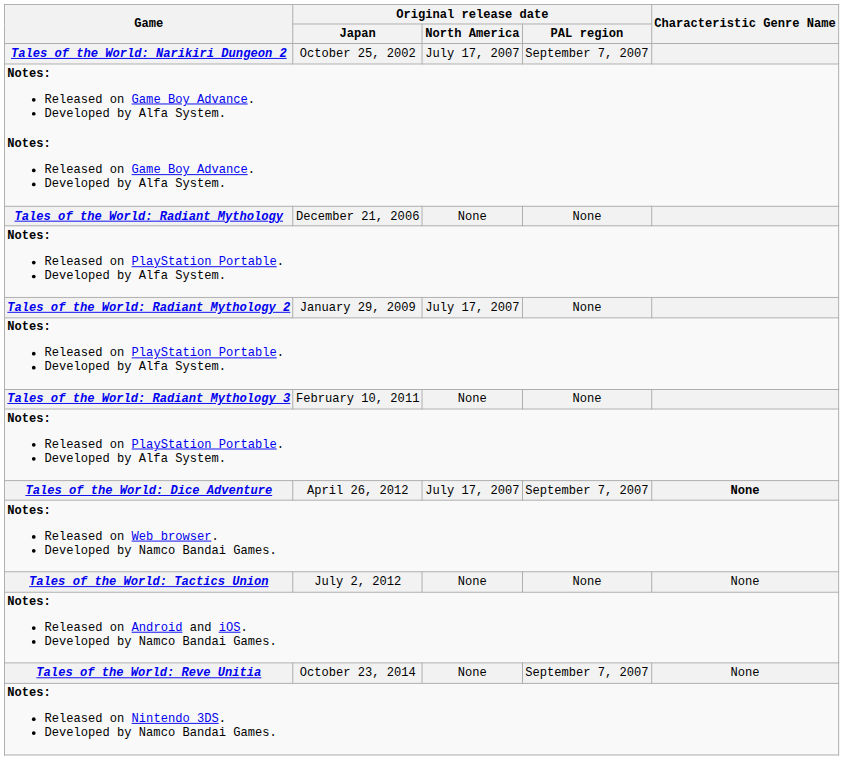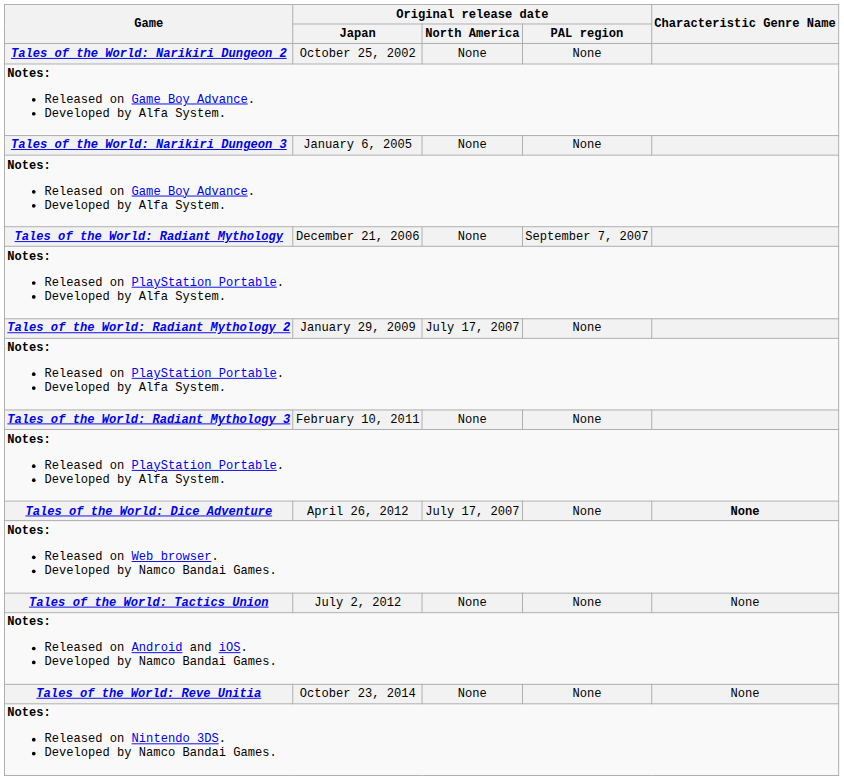(472, 54) July 17, 2007 -> (472, 54) None
(587, 54) September 7, 2007 -> (587, 54) None
+ row: (149, 145)
(587, 216) None -> (587, 237) September 7, 2007
(587, 491) September 7, 2007 -> (587, 511) None
(587, 673) September 7, 2007 -> (587, 694) None
